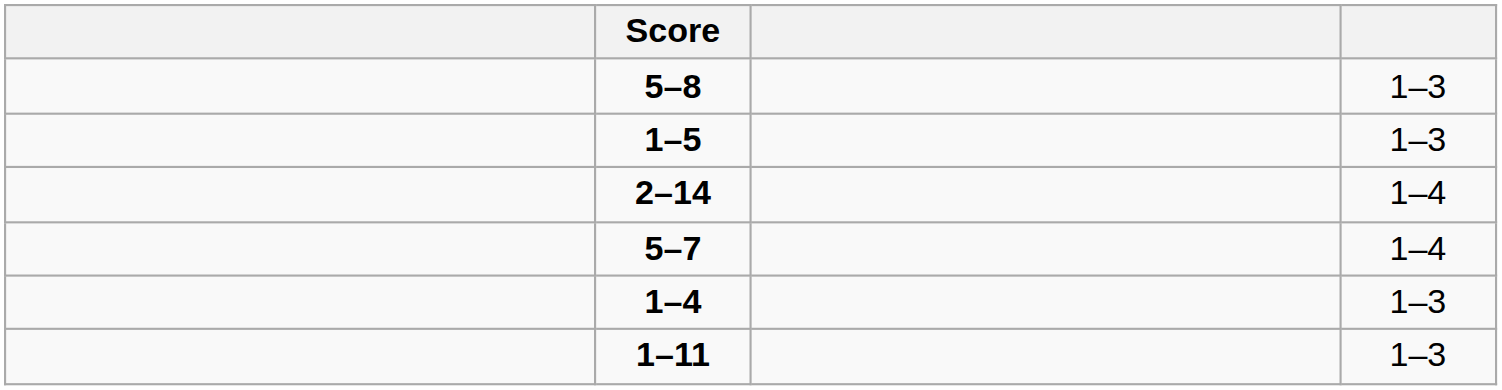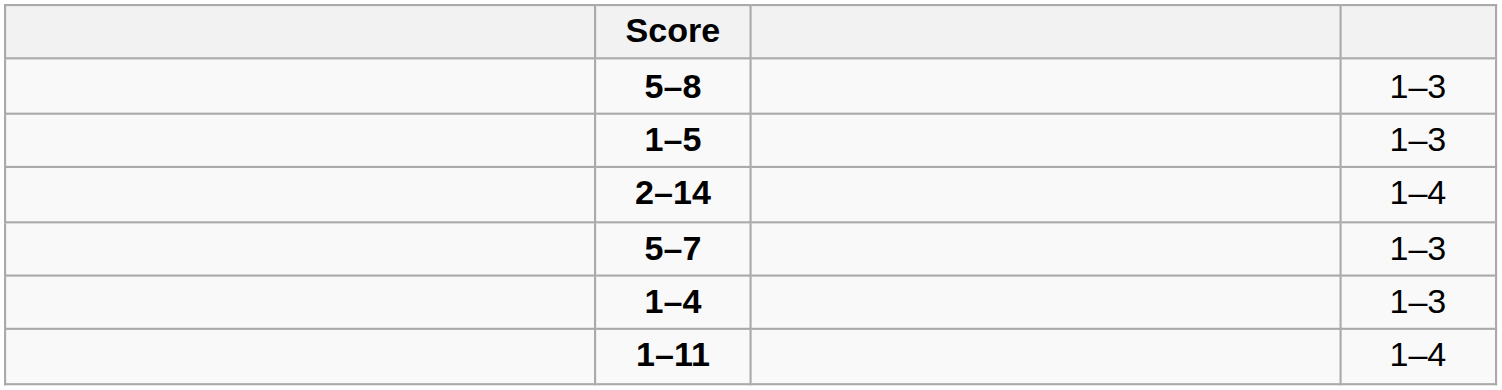(1418, 247) 1–4 -> (1418, 247) 1–3
(1418, 355) 1–3 -> (1418, 355) 1–4
